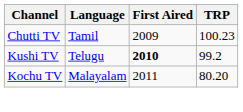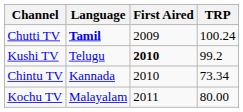(83, 35) normal -> (85, 35) bold
(217, 35) 100.23 -> (218, 35) 100.24
+ row: (35, 76)
(214, 76) 80.20 -> (214, 96) 80.00
